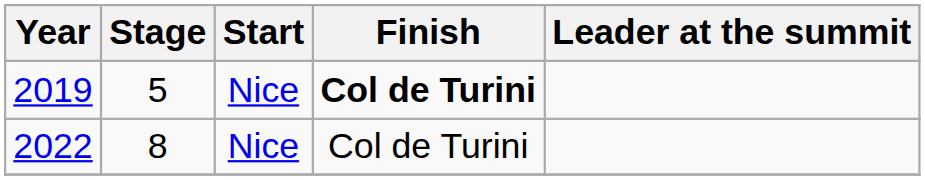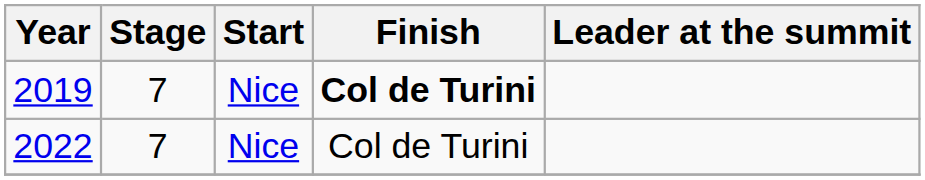(158, 89) 5 -> (158, 89) 7
(158, 145) 8 -> (158, 145) 7
